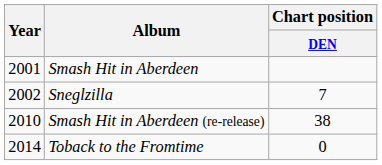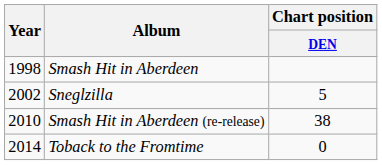(25, 69) 2001 -> (25, 69) 1998
(323, 95) 7 -> (323, 95) 5
